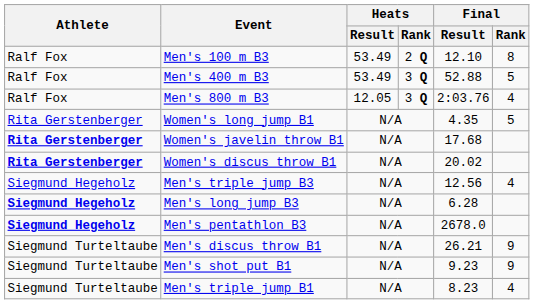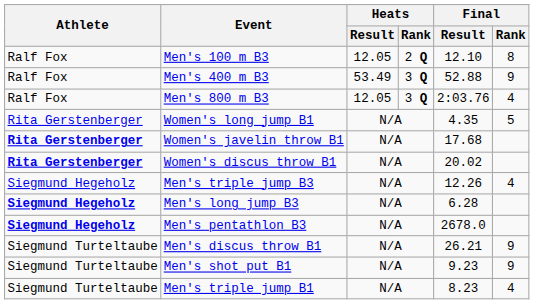(372, 57) 53.49 -> (372, 57) 12.05
(511, 78) 5 -> (511, 78) 9
(463, 183) 12.56 -> (463, 183) 12.26
